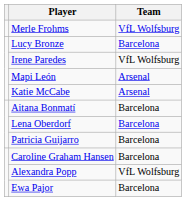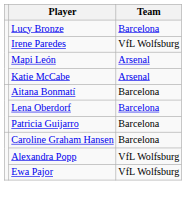- row: (40, 28)
(139, 188) Barcelona -> (149, 172) VfL Wolfsburg
